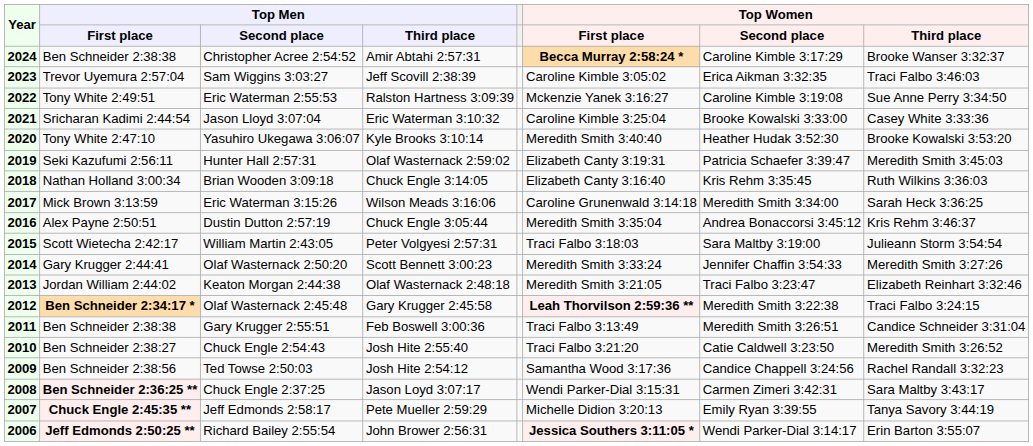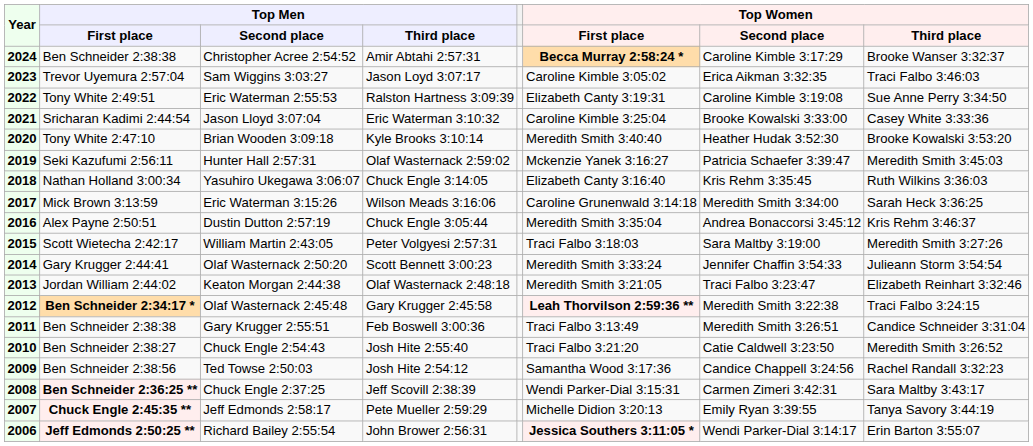(421, 77) Jeff Scovill 2:38:39 -> (423, 77) Jason Loyd 3:07:17
(597, 98) Mckenzie Yanek 3:16:27 -> (596, 98) Elizabeth Canty 3:19:31
(282, 139) Yasuhiro Ukegawa 3:06:07 -> (268, 139) Brian Wooden 3:09:18
(596, 160) Elizabeth Canty 3:19:31 -> (597, 160) Mckenzie Yanek 3:16:27
(268, 181) Brian Wooden 3:09:18 -> (282, 181) Yasuhiro Ukegawa 3:06:07
(935, 243) Julieann Storm 3:54:54 -> (935, 243) Meredith Smith 3:27:26
(935, 264) Meredith Smith 3:27:26 -> (935, 264) Julieann Storm 3:54:54
(423, 389) Jason Loyd 3:07:17 -> (421, 389) Jeff Scovill 2:38:39
